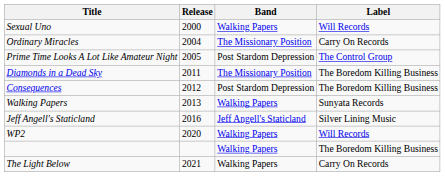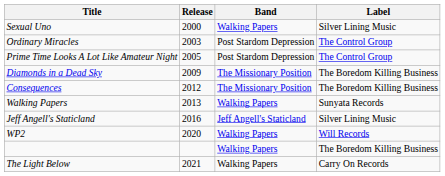(344, 27) Will Records -> (357, 27) Silver Lining Music
(191, 42) 2004 -> (191, 42) 2003
(264, 42) The Missionary Position -> (266, 42) Post Stardom Depression
(354, 42) Carry On Records -> (356, 42) The Control Group
(191, 73) 2011 -> (191, 73) 2009
(266, 88) Post Stardom Depression -> (264, 88) The Missionary Position
